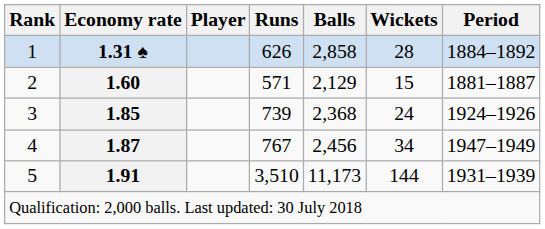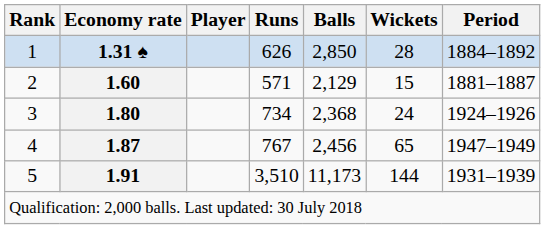(335, 51) 2,858 -> (335, 51) 2,850
(123, 113) 1.85 -> (123, 113) 1.80
(277, 113) 739 -> (277, 113) 734
(404, 144) 34 -> (404, 144) 65
